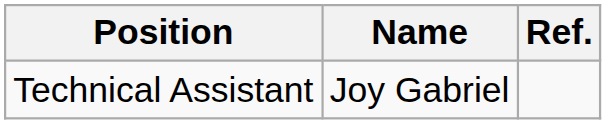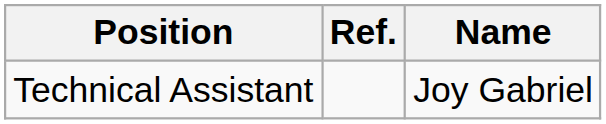columns swapped: (420, 32) <-> (559, 32)
